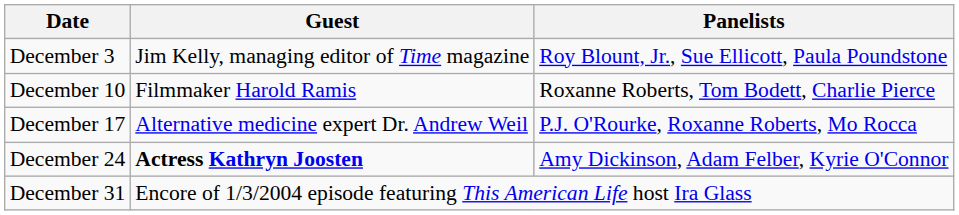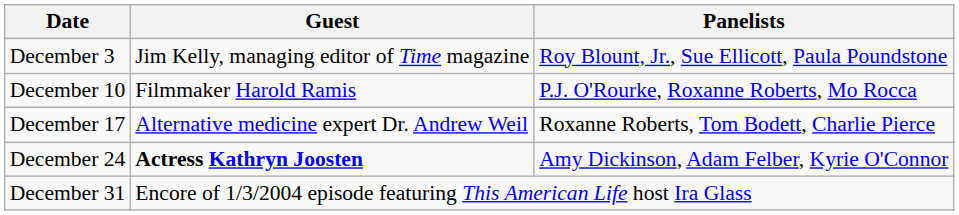(737, 90) Roxanne Roberts, Tom Bodett, Charlie Pierce -> (728, 90) P.J. O'Rourke, Roxanne Roberts, Mo Rocca
(728, 124) P.J. O'Rourke, Roxanne Roberts, Mo Rocca -> (737, 124) Roxanne Roberts, Tom Bodett, Charlie Pierce
